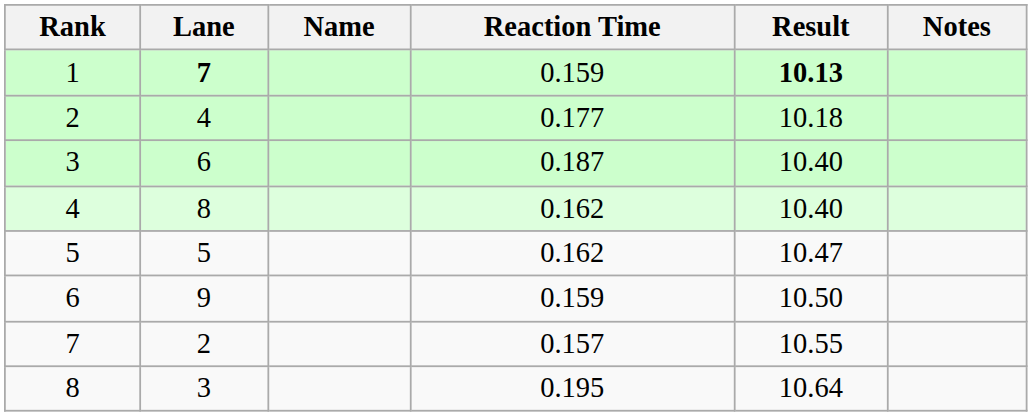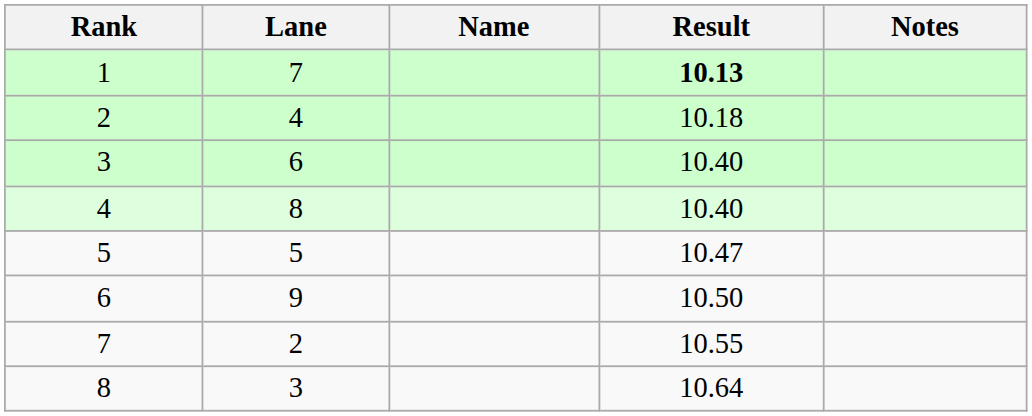- column: (572, 27)
(204, 72) bold -> (296, 72) normal
